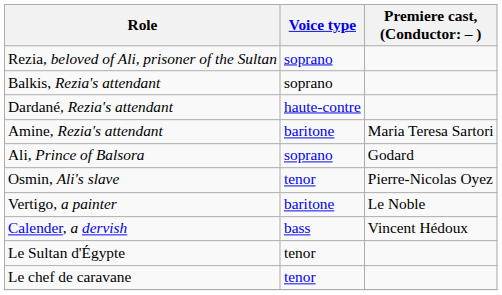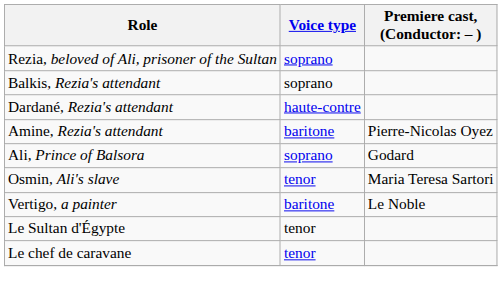(431, 131) Maria Teresa Sartori -> (430, 131) Pierre-Nicolas Oyez
(430, 180) Pierre-Nicolas Oyez -> (431, 180) Maria Teresa Sartori
- row: (68, 228)
